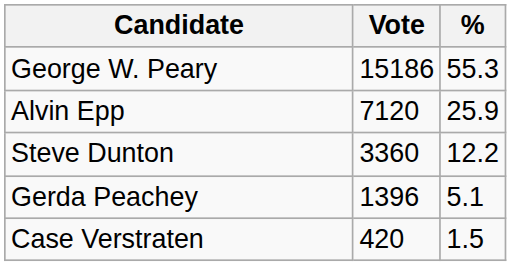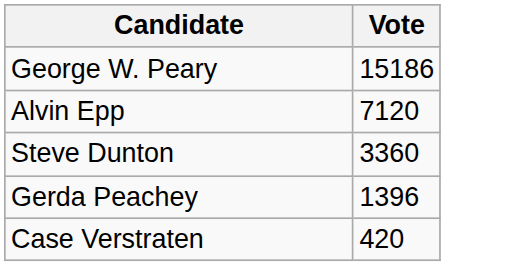- column: (473, 25)
